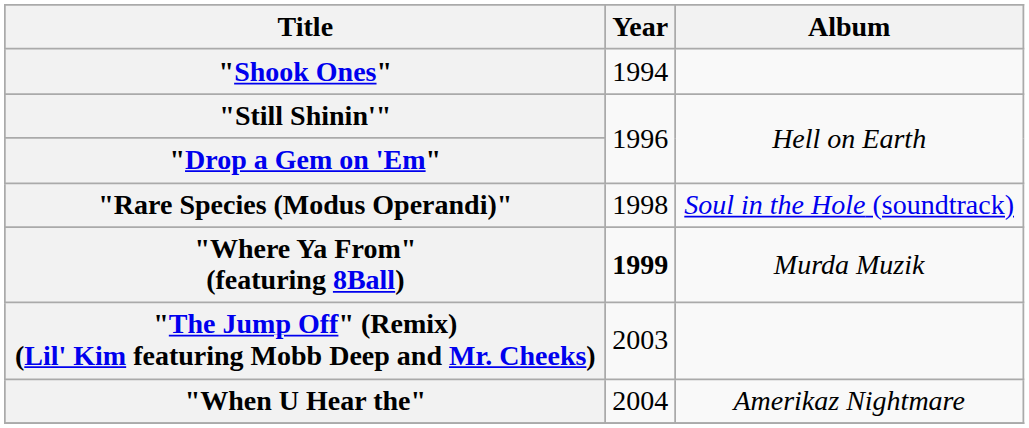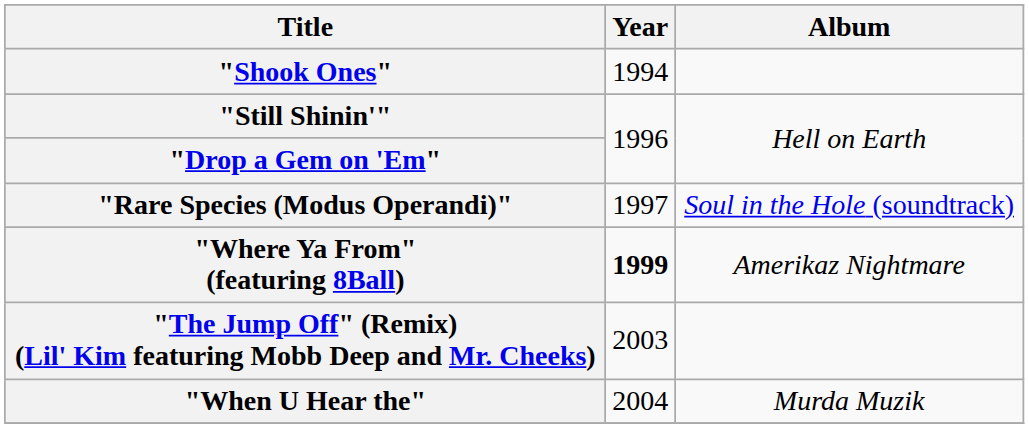(640, 204) 1998 -> (640, 204) 1997
(849, 264) Murda Muzik -> (849, 264) Amerikaz Nightmare
(849, 400) Amerikaz Nightmare -> (849, 400) Murda Muzik
